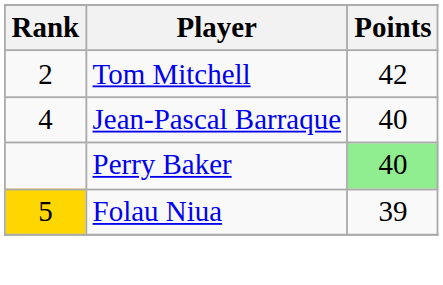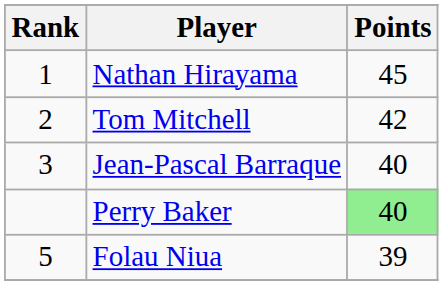+ row: (195, 73)
(45, 119) 4 -> (45, 165) 3
(45, 211) gold background -> (45, 257) no background
